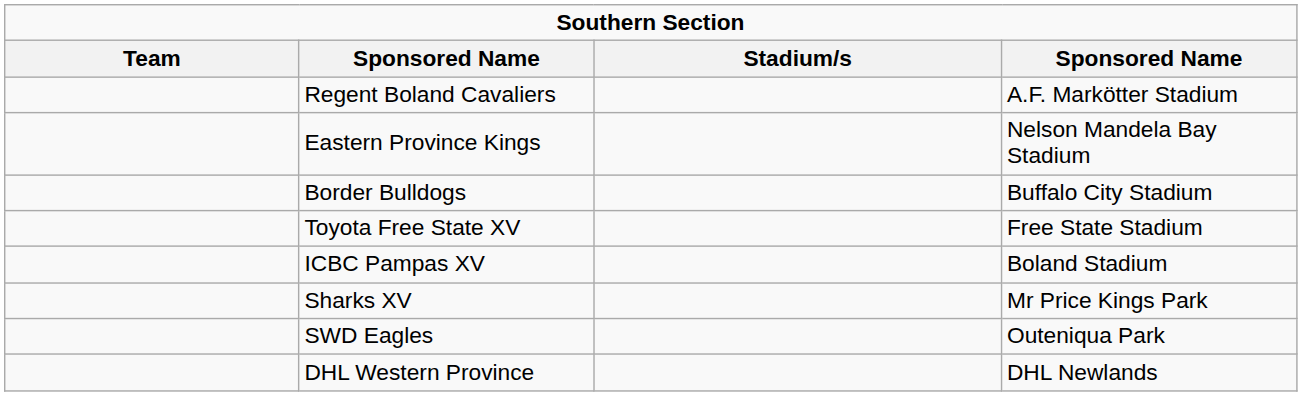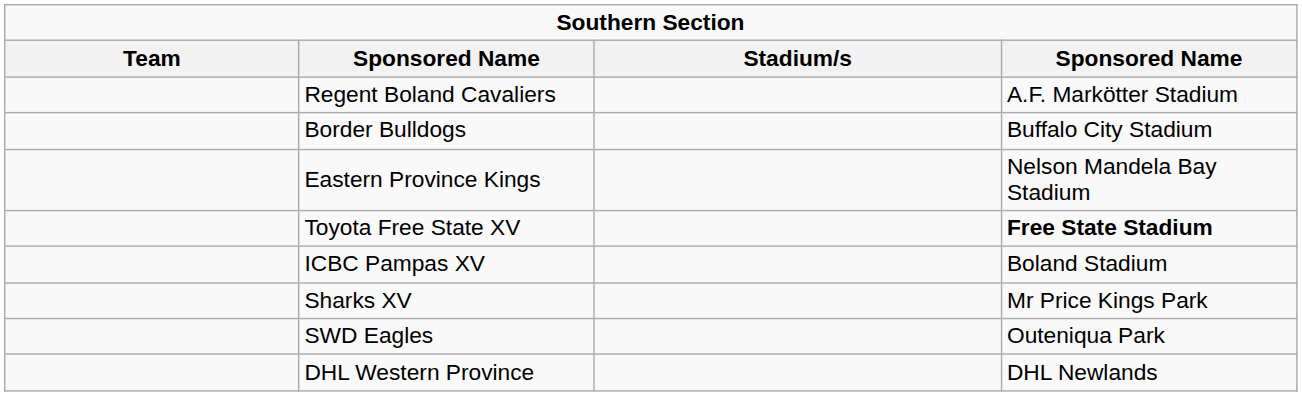rows swapped: (385, 192) <-> (423, 143)
(1105, 228) normal -> (1110, 228) bold
